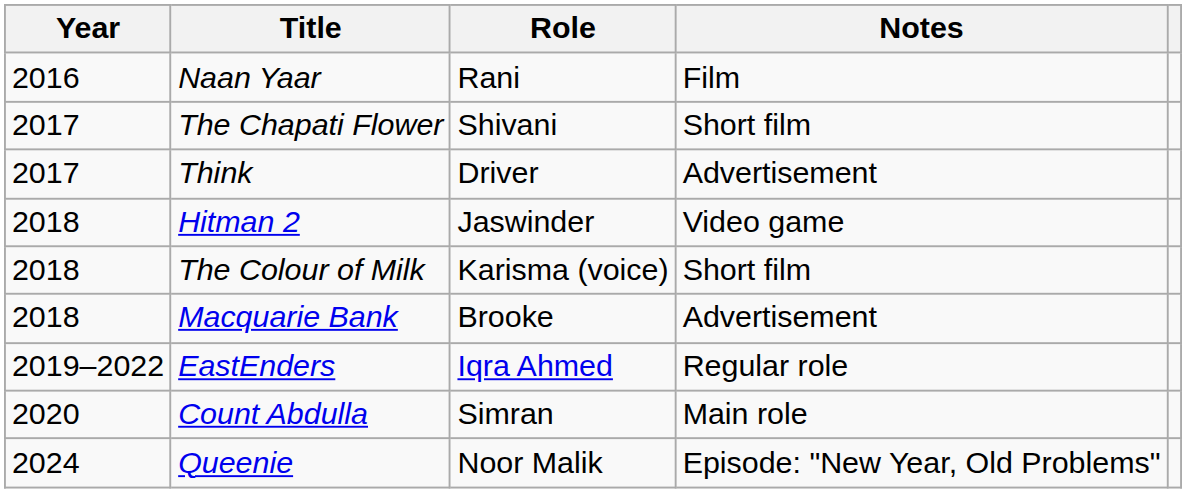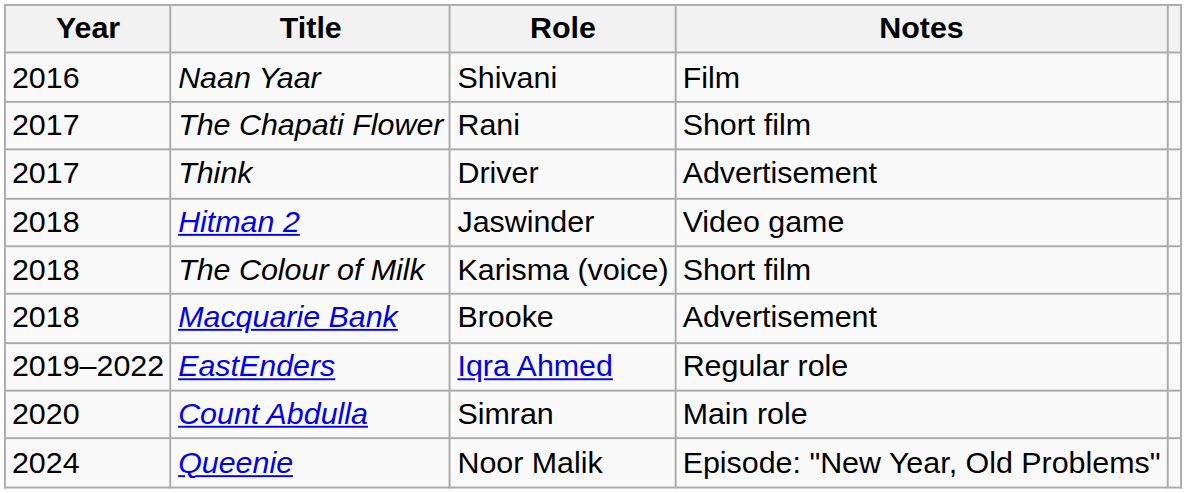(489, 76) Rani -> (507, 76) Shivani
(507, 125) Shivani -> (489, 125) Rani
